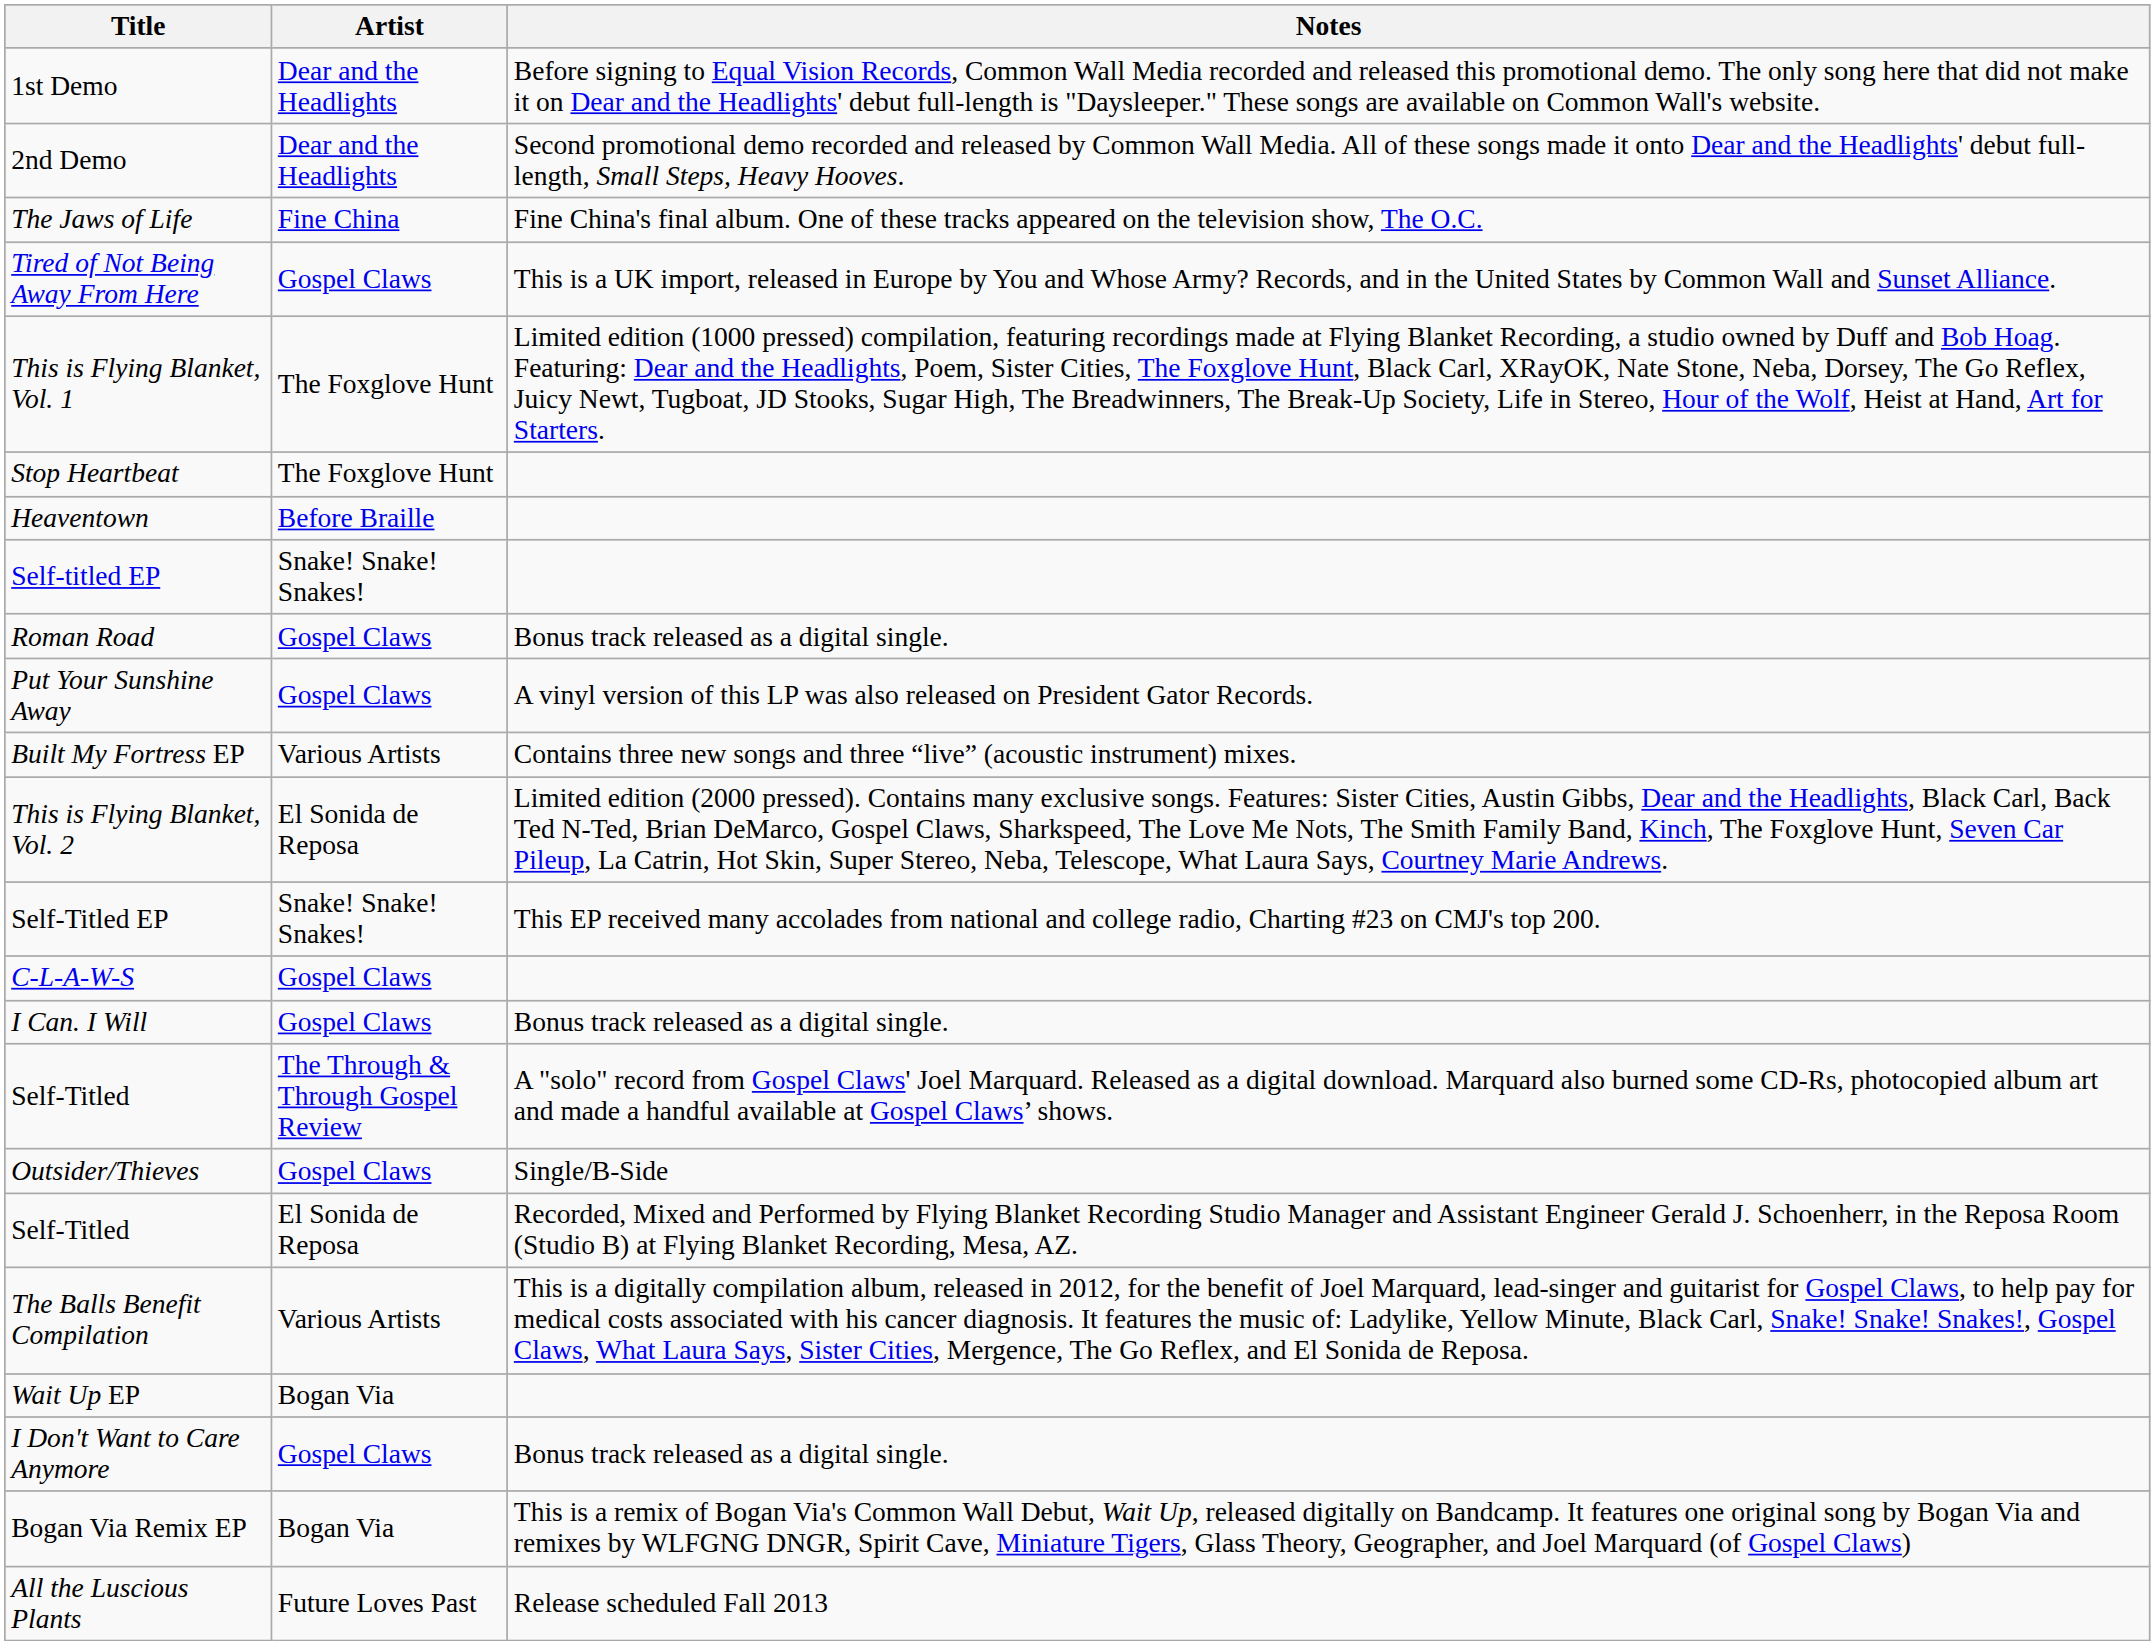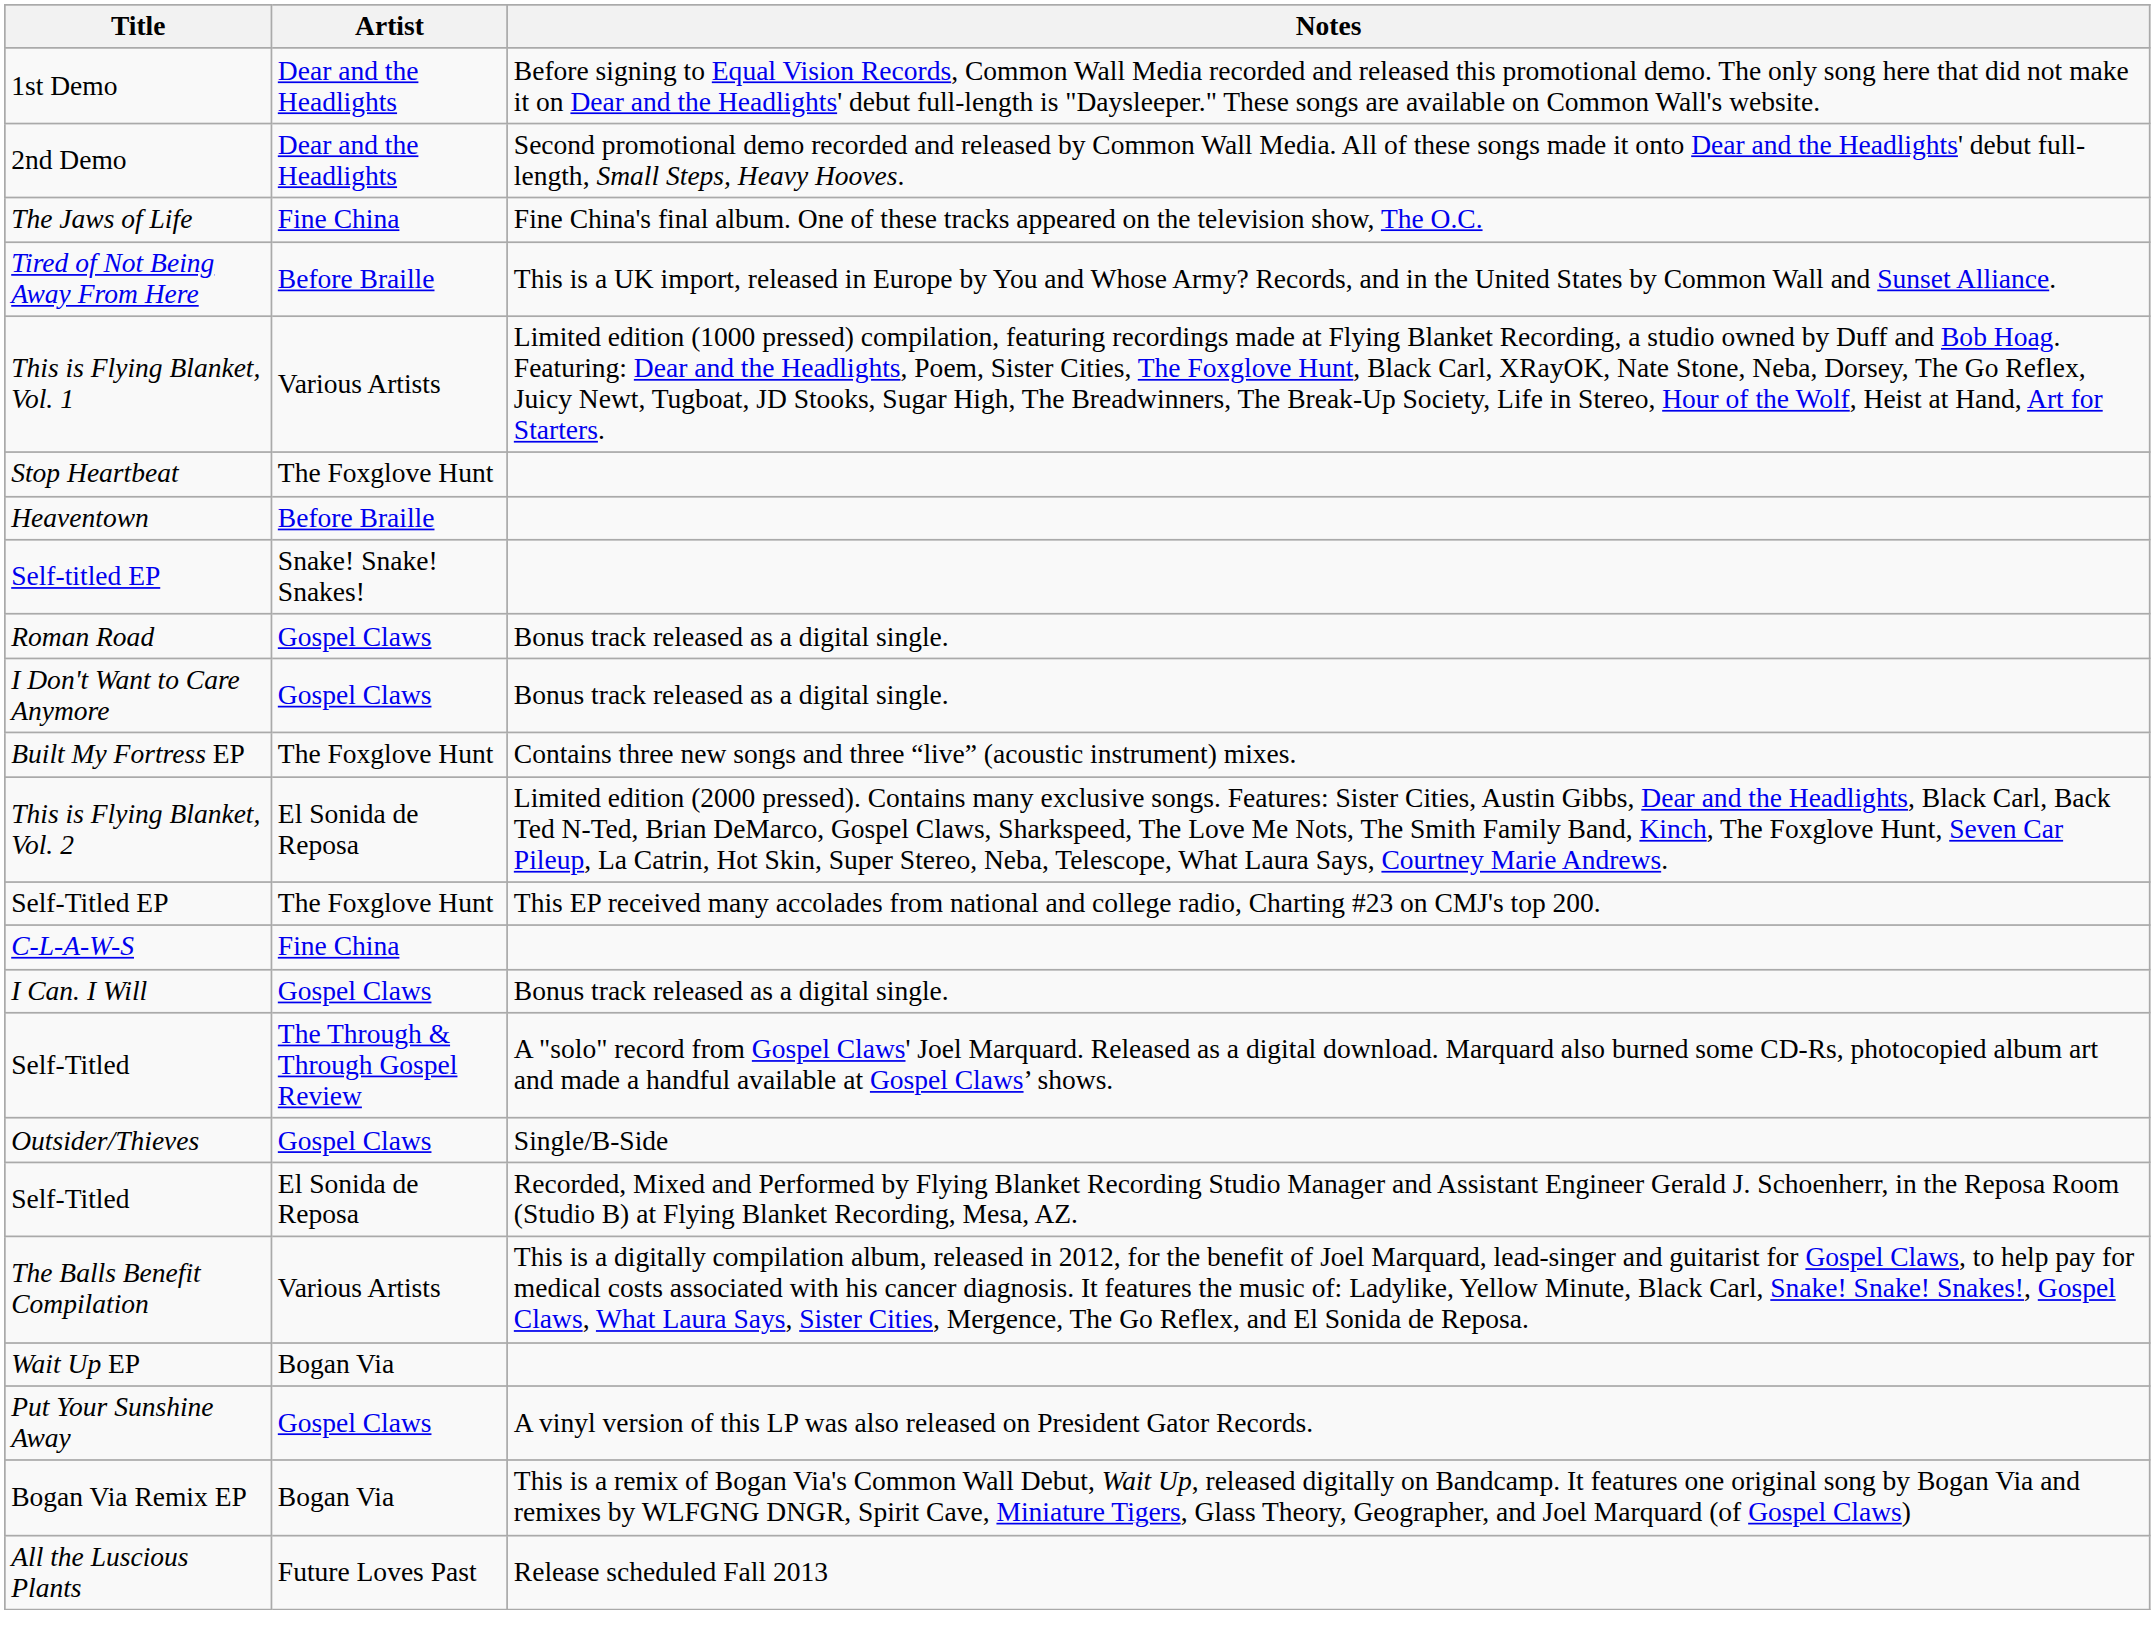(355, 278) Gospel Claws -> (356, 278) Before Braille
(386, 383) The Foxglove Hunt -> (359, 383) Various Artists
rows swapped: (126, 1453) <-> (112, 694)
(359, 754) Various Artists -> (386, 754) The Foxglove Hunt
(358, 918) Snake! Snake! Snakes! -> (386, 903) The Foxglove Hunt
(355, 977) Gospel Claws -> (339, 946) Fine China
